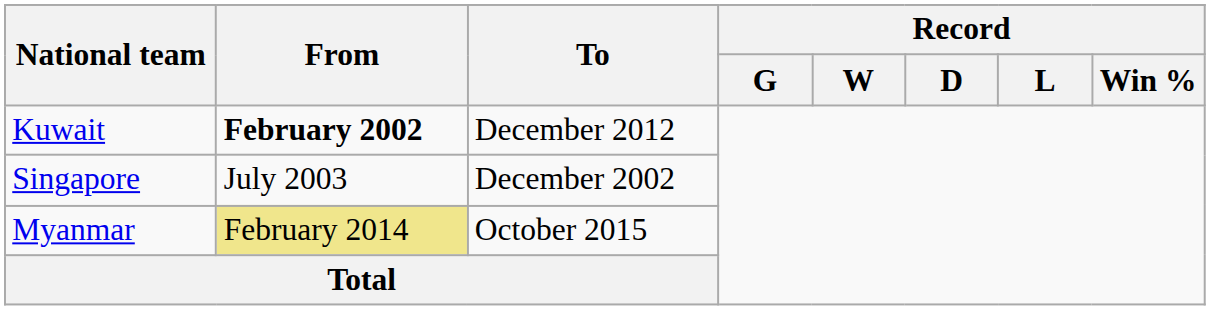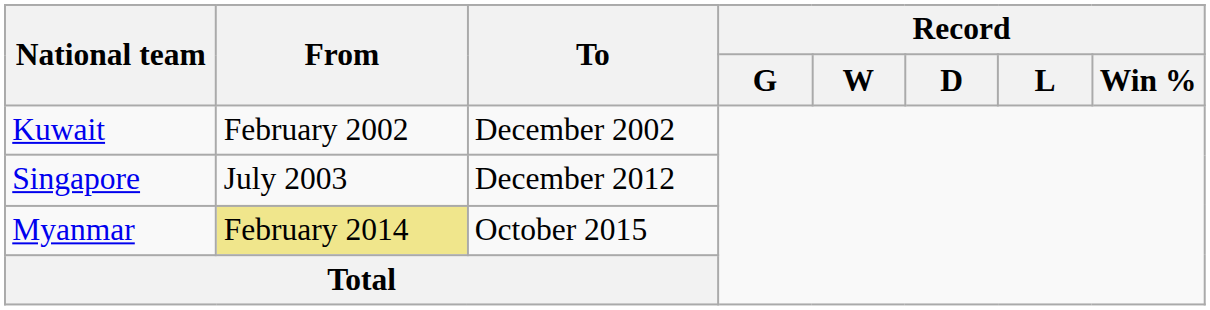(323, 129) bold -> (316, 129) normal
(575, 129) December 2012 -> (575, 129) December 2002
(575, 179) December 2002 -> (575, 179) December 2012
